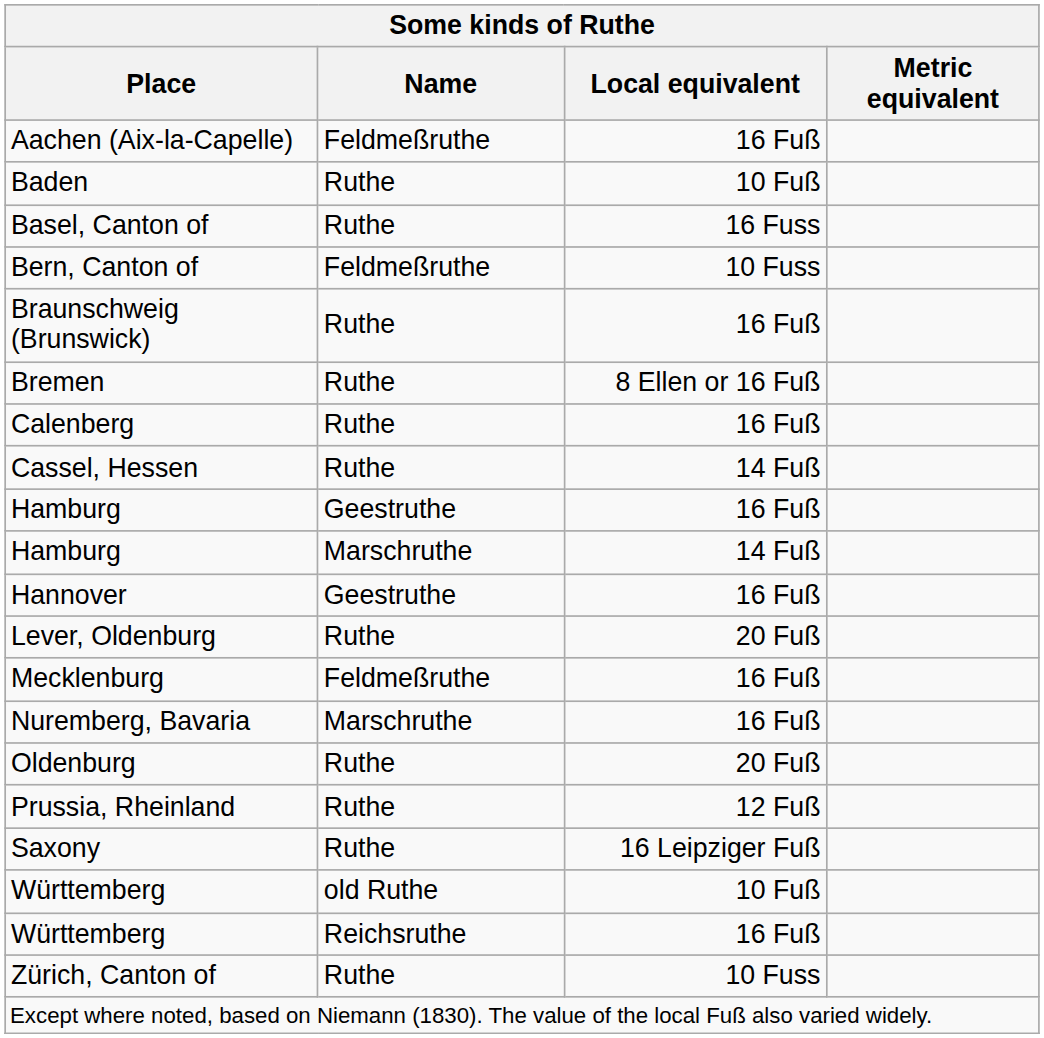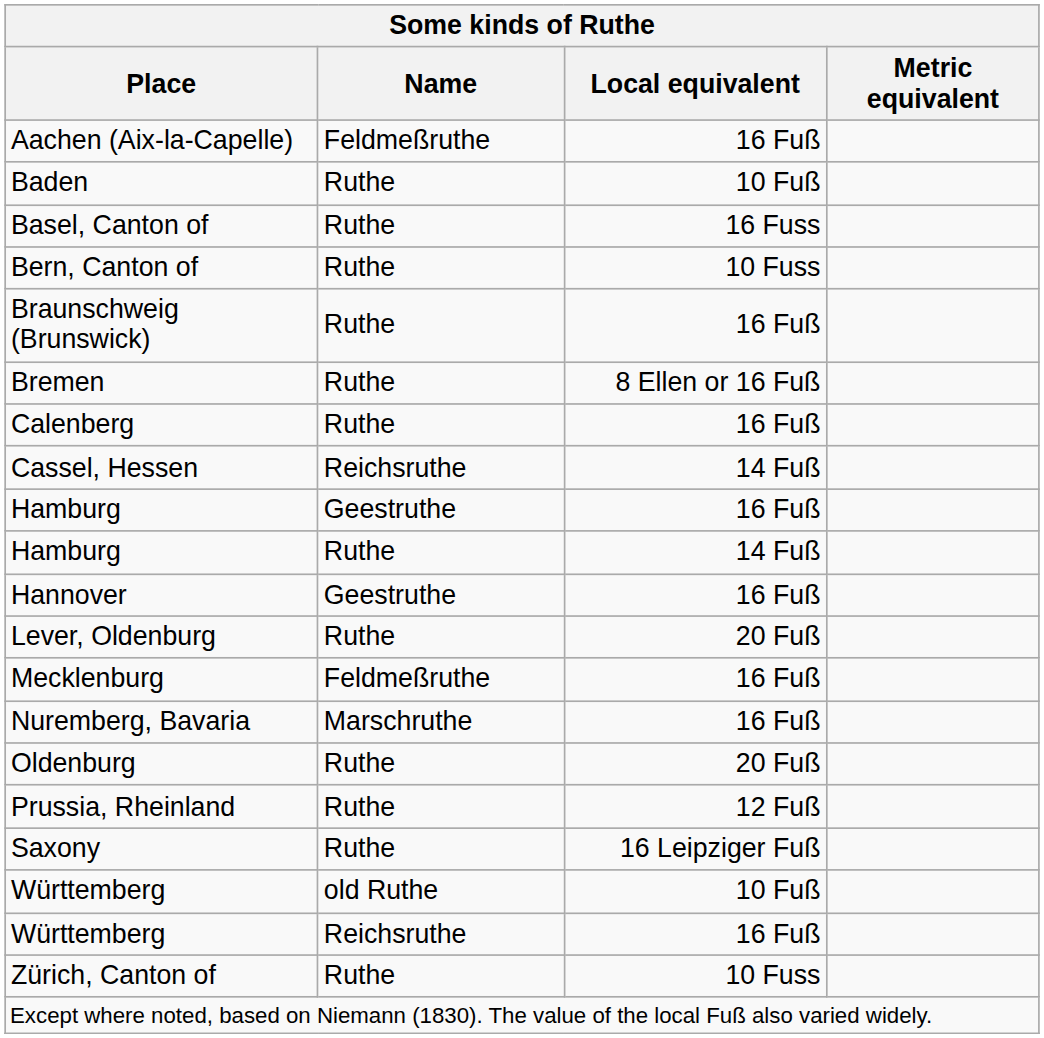(407, 267) Feldmeßruthe -> (359, 267) Ruthe
(359, 467) Ruthe -> (395, 467) Reichsruthe
(398, 551) Marschruthe -> (359, 551) Ruthe
